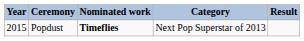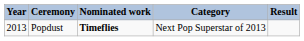(17, 28) 2015 -> (17, 28) 2013
